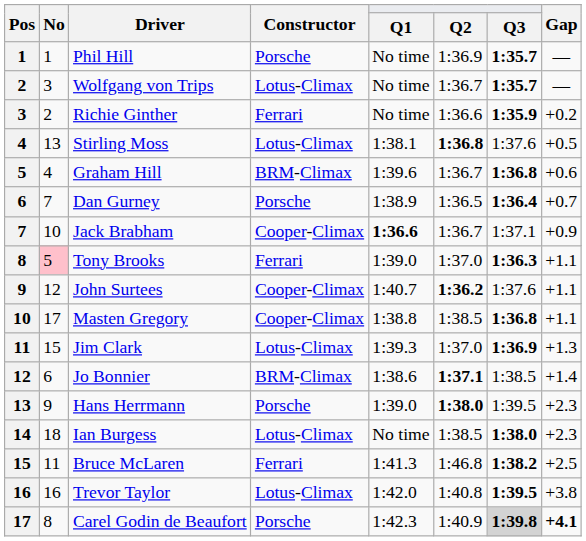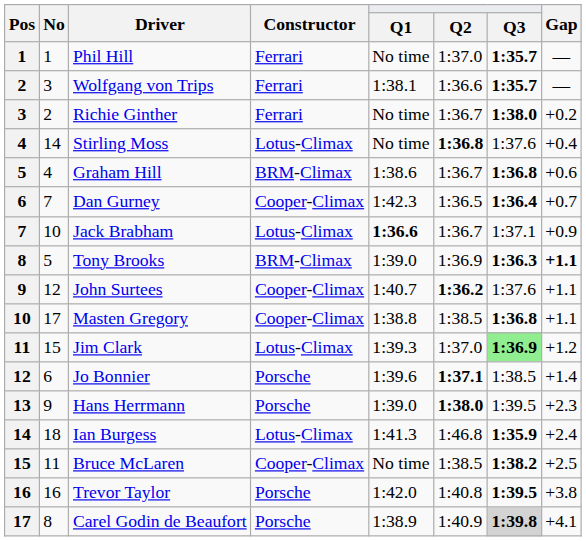(283, 56) Porsche -> (279, 56) Ferrari
(460, 56) 1:36.9 -> (460, 56) 1:37.0
(304, 85) Lotus-Climax -> (279, 85) Ferrari
(401, 85) No time -> (395, 85) 1:38.1
(460, 85) 1:36.7 -> (460, 85) 1:36.6
(460, 114) 1:36.6 -> (460, 114) 1:36.7
(514, 114) 1:35.9 -> (514, 114) 1:38.0
(52, 143) 13 -> (52, 143) 14
(395, 143) 1:38.1 -> (401, 143) No time
(561, 143) +0.5 -> (561, 143) +0.4
(395, 172) 1:39.6 -> (395, 172) 1:38.6
(283, 201) Porsche -> (310, 201) Cooper-Climax
(395, 201) 1:38.9 -> (395, 201) 1:42.3
(310, 230) Cooper-Climax -> (304, 230) Lotus-Climax
(48, 259) pink background -> (48, 259) no background
(279, 259) Ferrari -> (303, 259) BRM-Climax
(460, 259) 1:37.0 -> (460, 259) 1:36.9
(561, 259) normal -> (561, 259) bold
(514, 347) no background -> (514, 347) lightgreen background
(561, 347) +1.3 -> (561, 347) +1.2
(303, 376) BRM-Climax -> (283, 376) Porsche
(395, 376) 1:38.6 -> (395, 376) 1:39.6
(401, 434) No time -> (395, 434) 1:41.3
(460, 434) 1:38.5 -> (460, 434) 1:46.8
(514, 434) 1:38.0 -> (514, 434) 1:35.9
(561, 434) +2.3 -> (561, 434) +2.4
(279, 463) Ferrari -> (310, 463) Cooper-Climax
(395, 463) 1:41.3 -> (401, 463) No time
(460, 463) 1:46.8 -> (460, 463) 1:38.5
(304, 492) Lotus-Climax -> (283, 492) Porsche
(395, 521) 1:42.3 -> (395, 521) 1:38.9
(561, 521) bold -> (561, 521) normal
